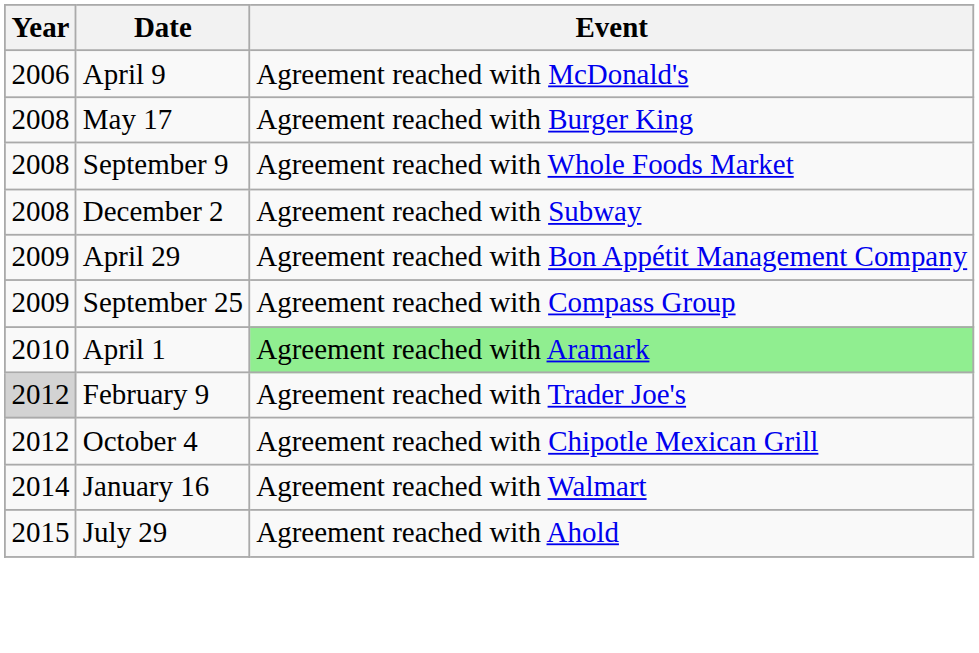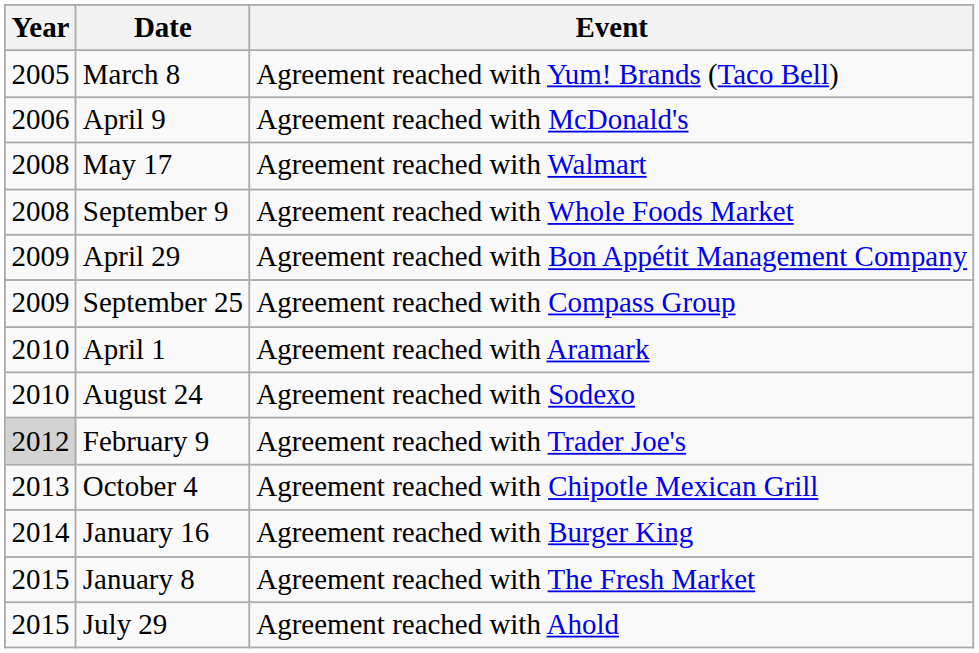+ row: (132, 73)
(475, 119) Agreement reached with Burger King -> (451, 165) Agreement reached with Walmart
- row: (153, 211)
(453, 348) lightgreen background -> (453, 348) no background
+ row: (143, 394)
(41, 440) 2012 -> (41, 486) 2013
(451, 486) Agreement reached with Walmart -> (475, 532) Agreement reached with Burger King
+ row: (139, 578)
